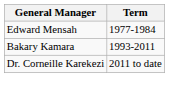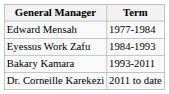+ row: (49, 47)
